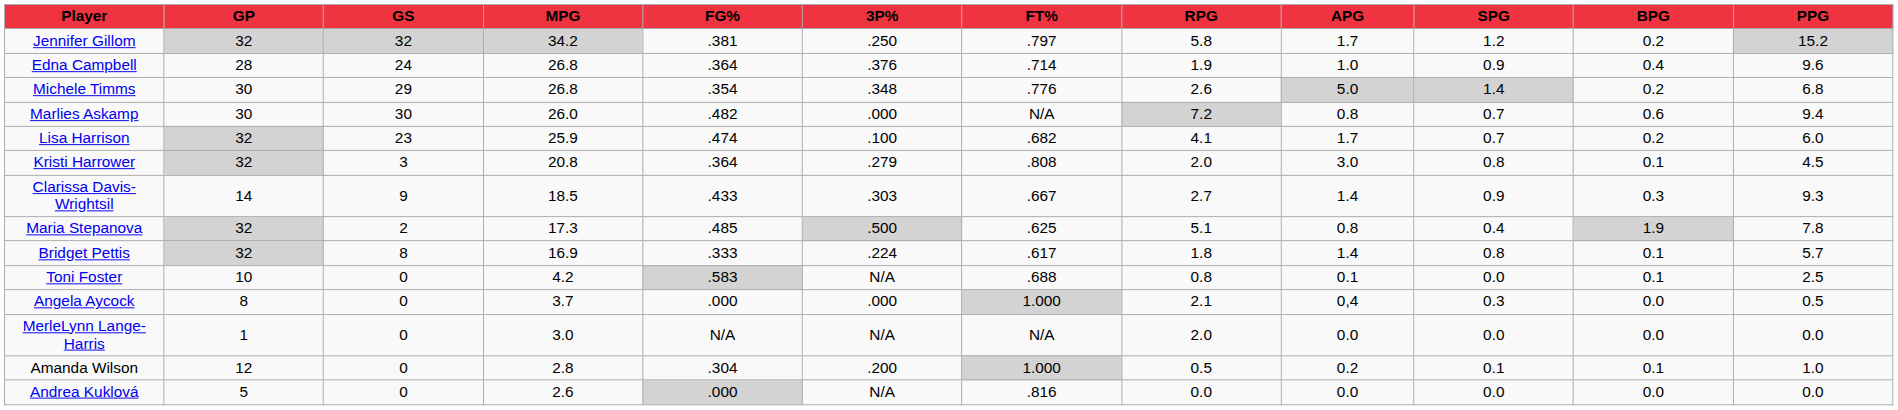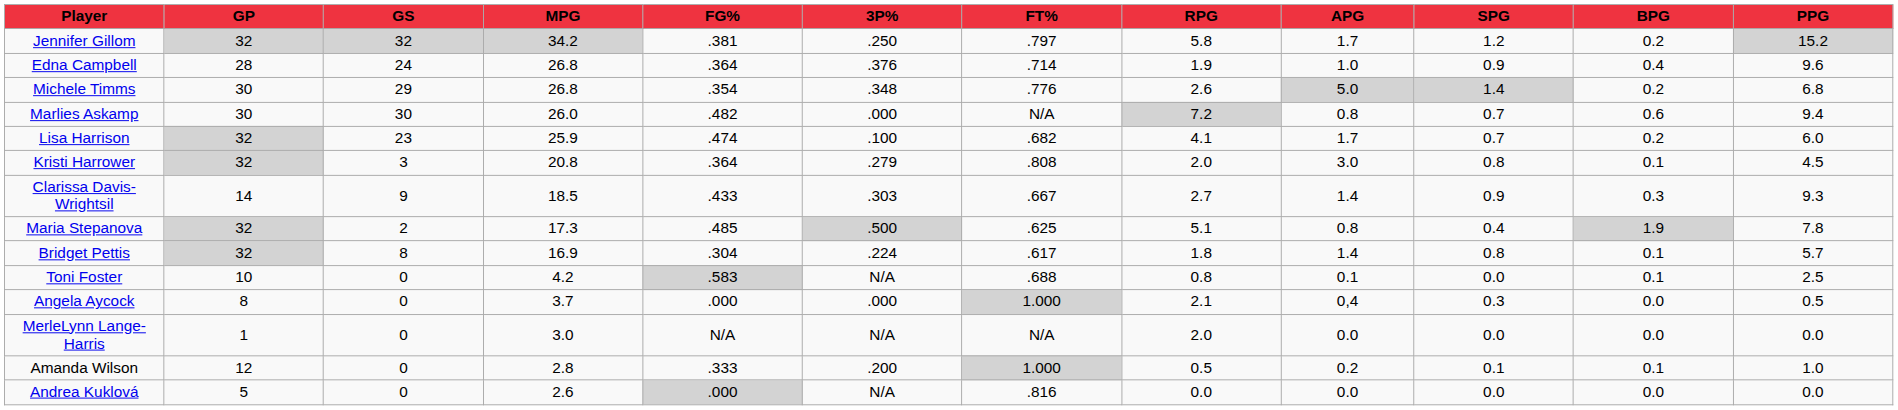(723, 253) .333 -> (723, 253) .304
(723, 367) .304 -> (723, 367) .333
